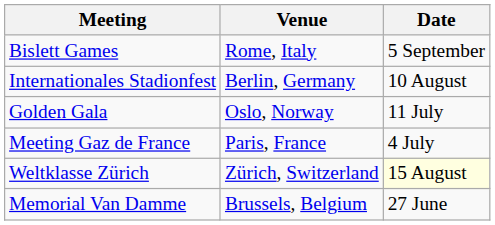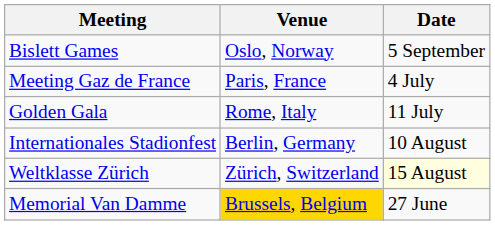(271, 50) Rome, Italy -> (279, 50) Oslo, Norway
rows swapped: (100, 142) <-> (113, 81)
(279, 111) Oslo, Norway -> (271, 111) Rome, Italy
(296, 204) no background -> (296, 204) gold background
